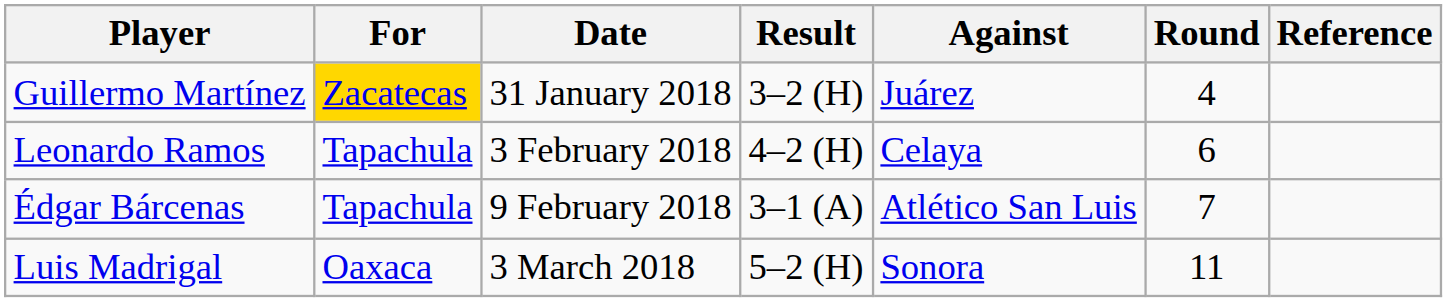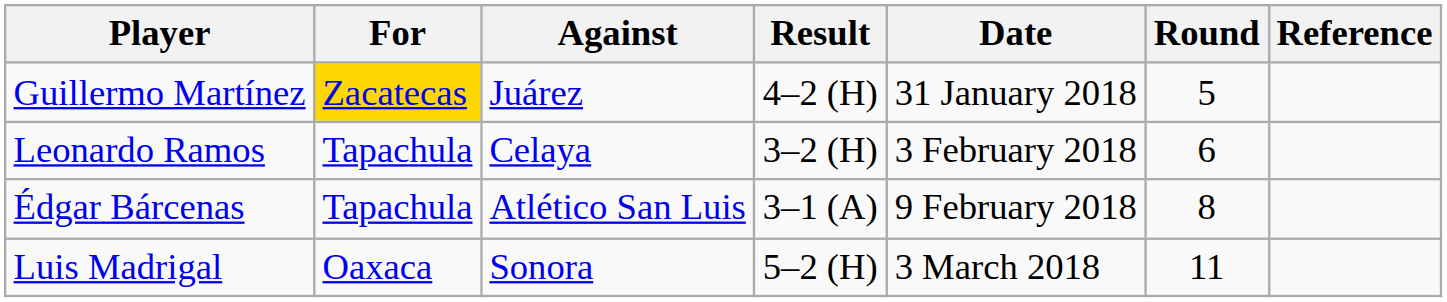columns swapped: (1009, 33) <-> (611, 33)
(806, 91) 3–2 (H) -> (820, 91) 4–2 (H)
(1207, 91) 4 -> (1207, 91) 5
(806, 149) 4–2 (H) -> (820, 149) 3–2 (H)
(1207, 207) 7 -> (1207, 207) 8
